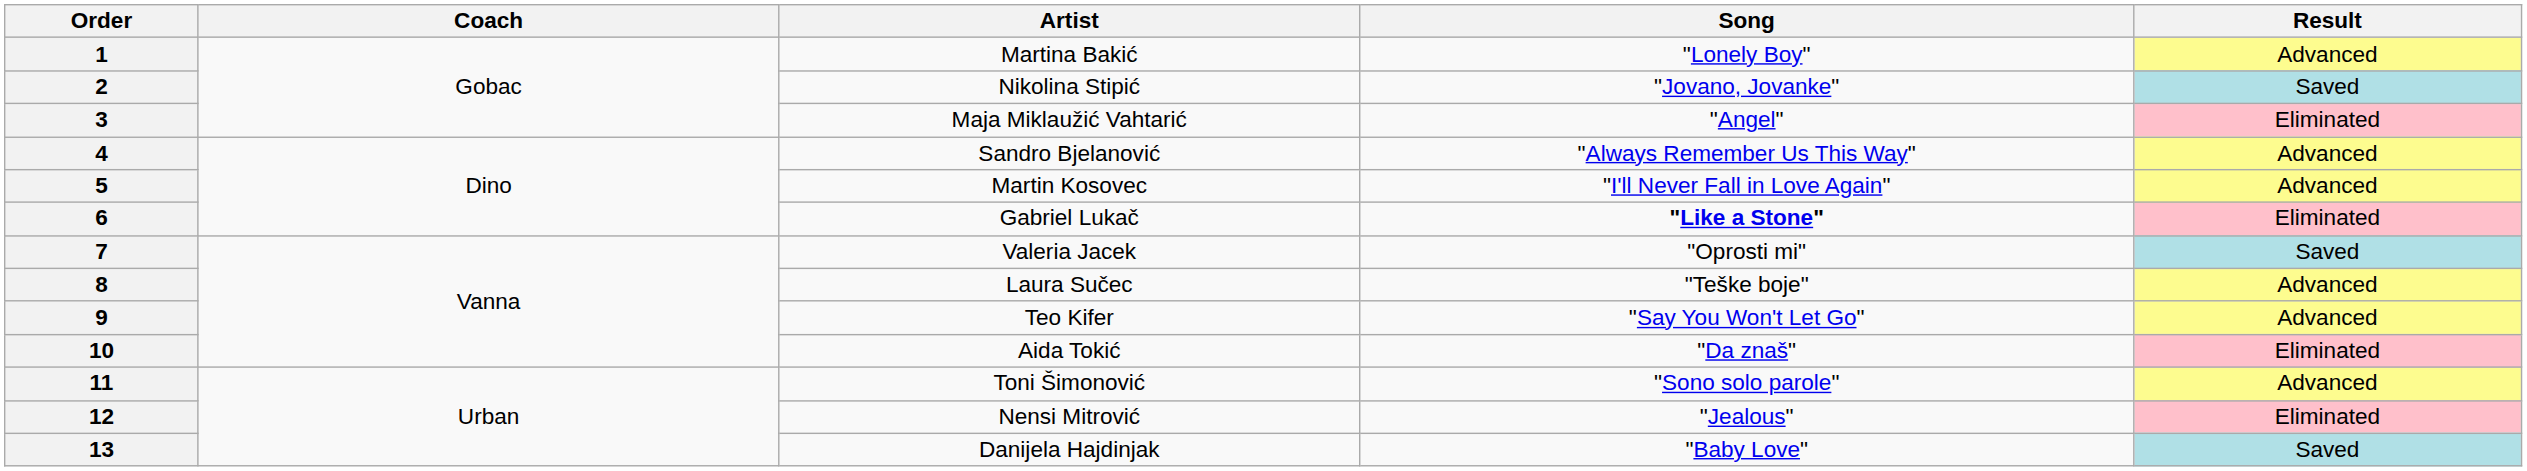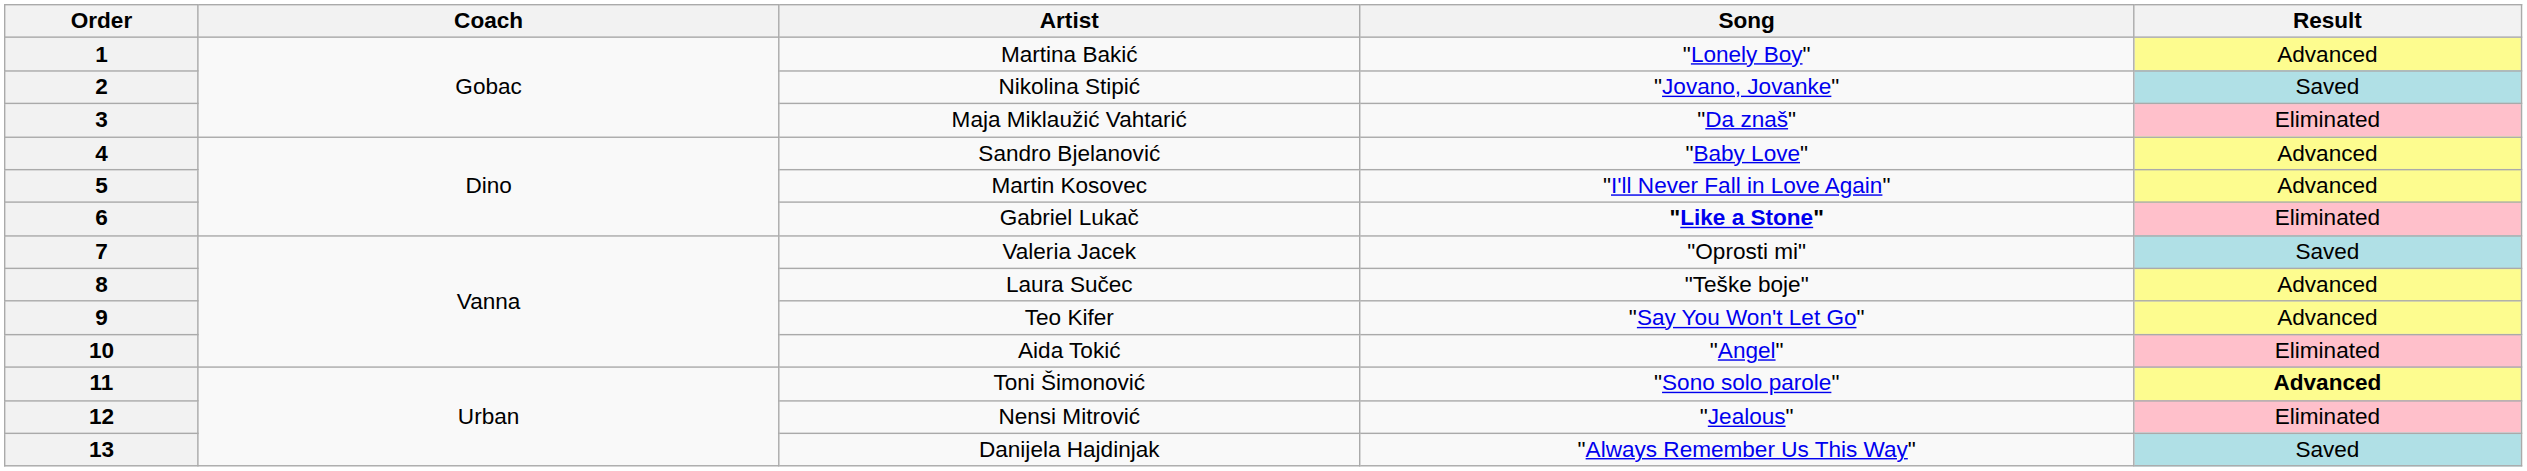(1747, 119) "Angel" -> (1747, 119) "Da znaš"
(1747, 152) "Always Remember Us This Way" -> (1747, 152) "Baby Love"
(1747, 350) "Da znaš" -> (1747, 350) "Angel"
(2327, 383) normal -> (2327, 383) bold
(1747, 449) "Baby Love" -> (1747, 449) "Always Remember Us This Way"
